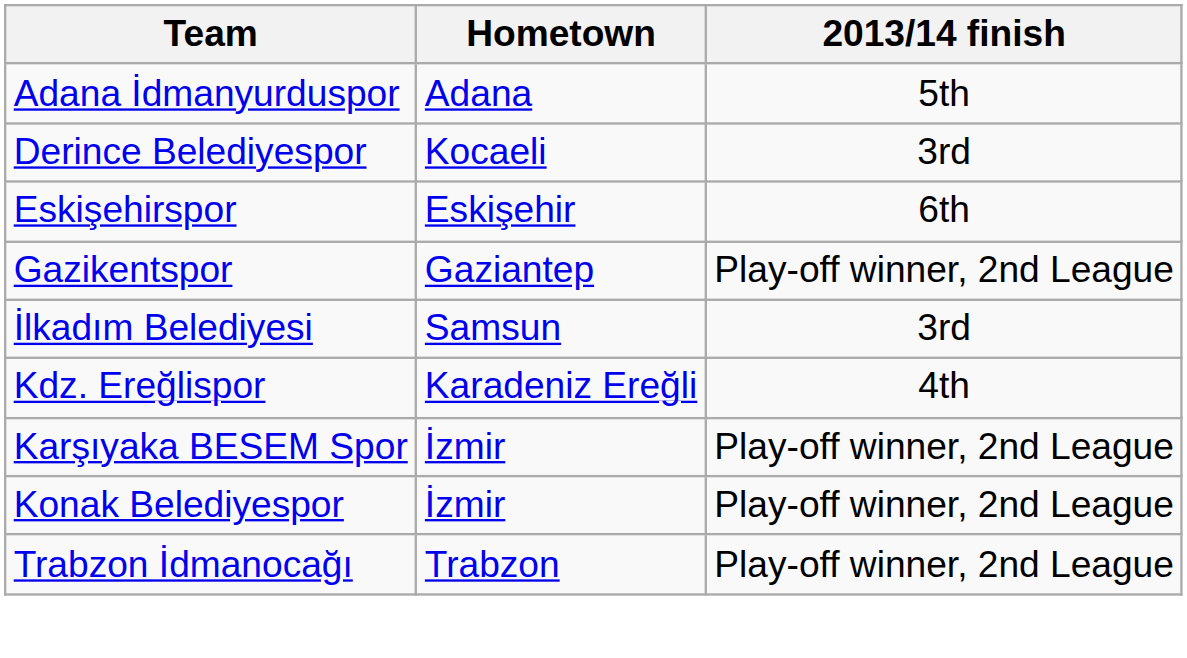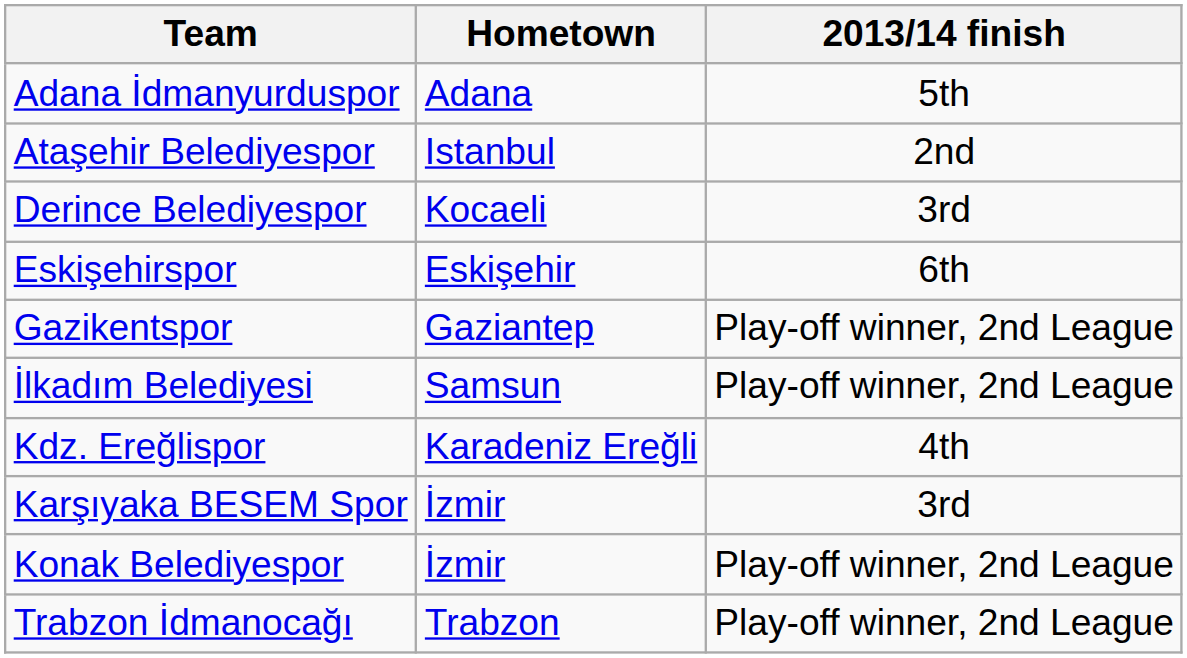+ row: (194, 151)
(944, 328) 3rd -> (944, 387) Play-off winner, 2nd League
(944, 446) Play-off winner, 2nd League -> (944, 504) 3rd
